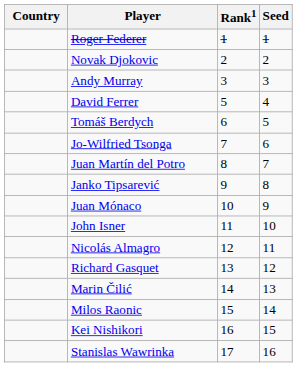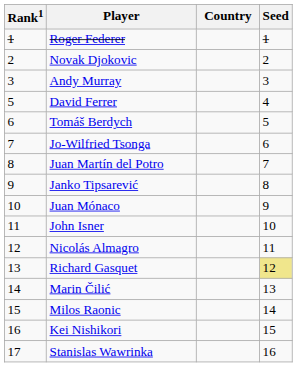columns swapped: (36, 16) <-> (238, 16)
(269, 268) no background -> (269, 268) khaki background
